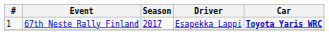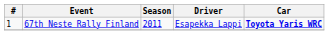(152, 24) 2017 -> (152, 24) 2011
